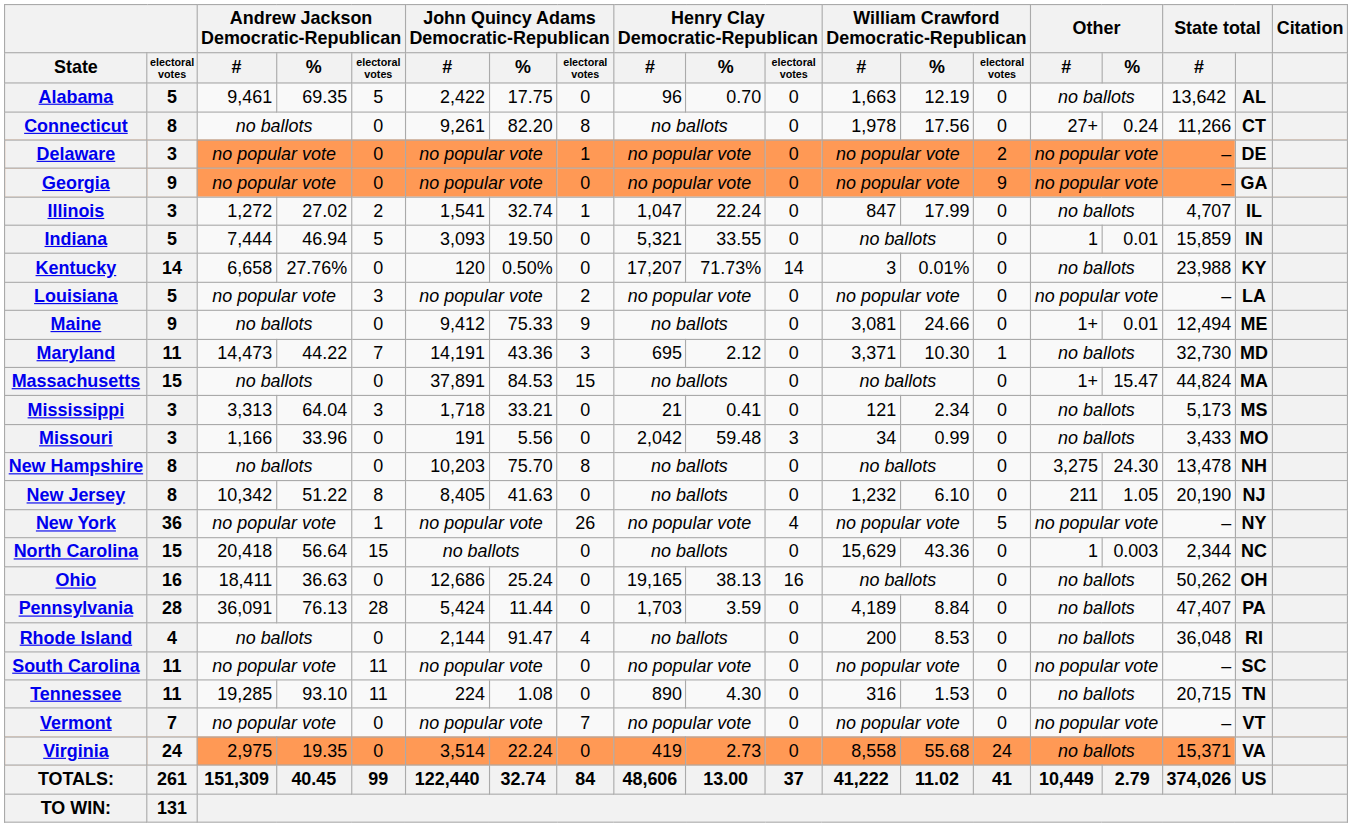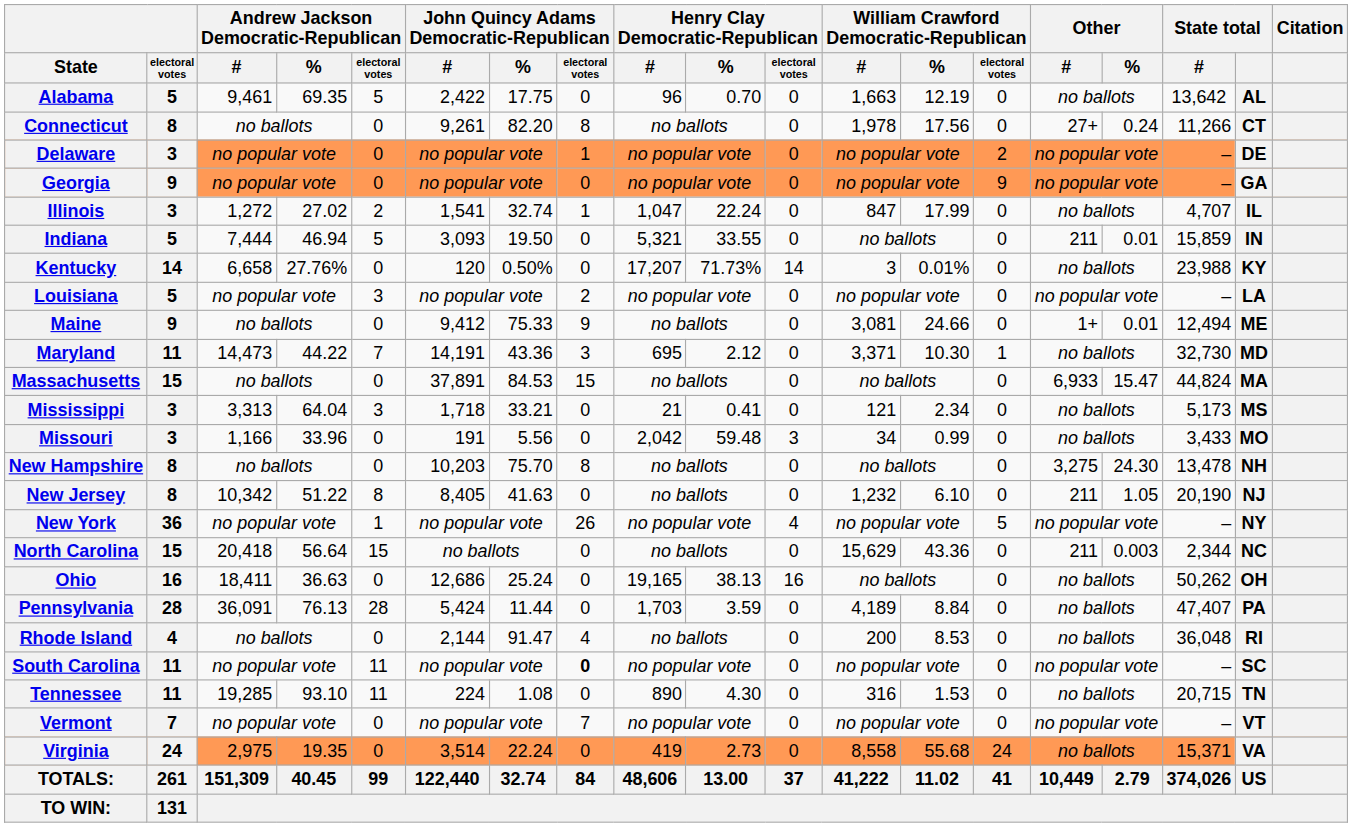(1093, 239) 1 -> (1084, 239) 211
(1088, 381) 1+ -> (1076, 381) 6,933
(1093, 552) 1 -> (1084, 552) 211
(585, 665) normal -> (585, 665) bold
